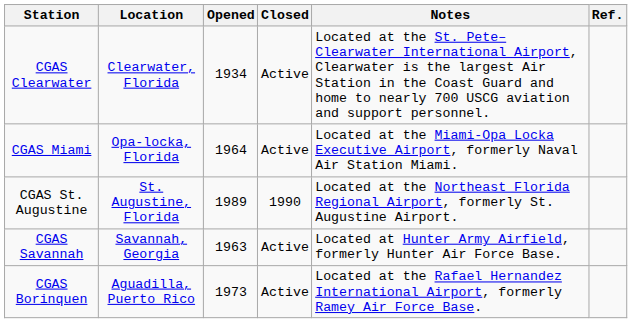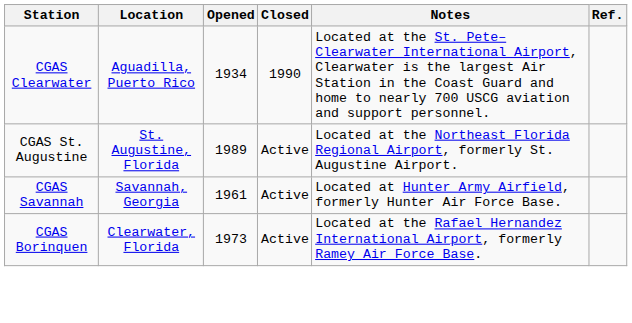(151, 75) Clearwater, Florida -> (151, 75) Aguadilla, Puerto Rico
(285, 75) Active -> (285, 75) 1990
- row: (52, 150)
(285, 203) 1990 -> (285, 150) Active
(231, 247) 1963 -> (231, 195) 1961
(151, 292) Aguadilla, Puerto Rico -> (151, 239) Clearwater, Florida
